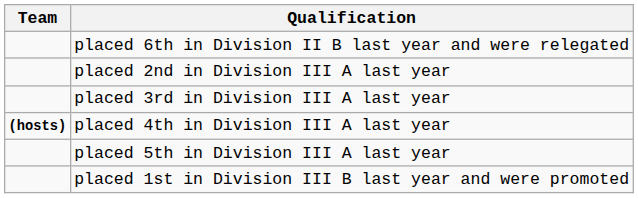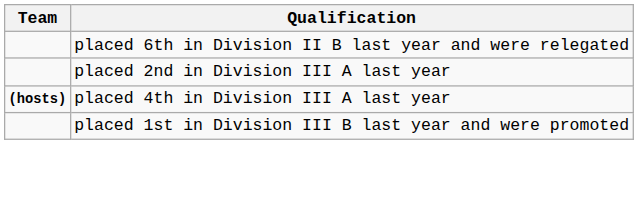- row: (262, 99)
- row: (262, 153)
